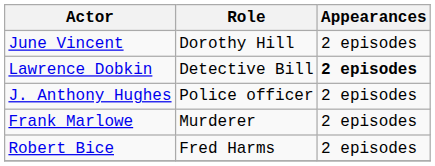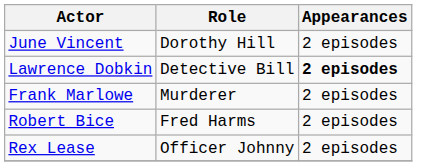- row: (90, 96)
+ row: (52, 148)
